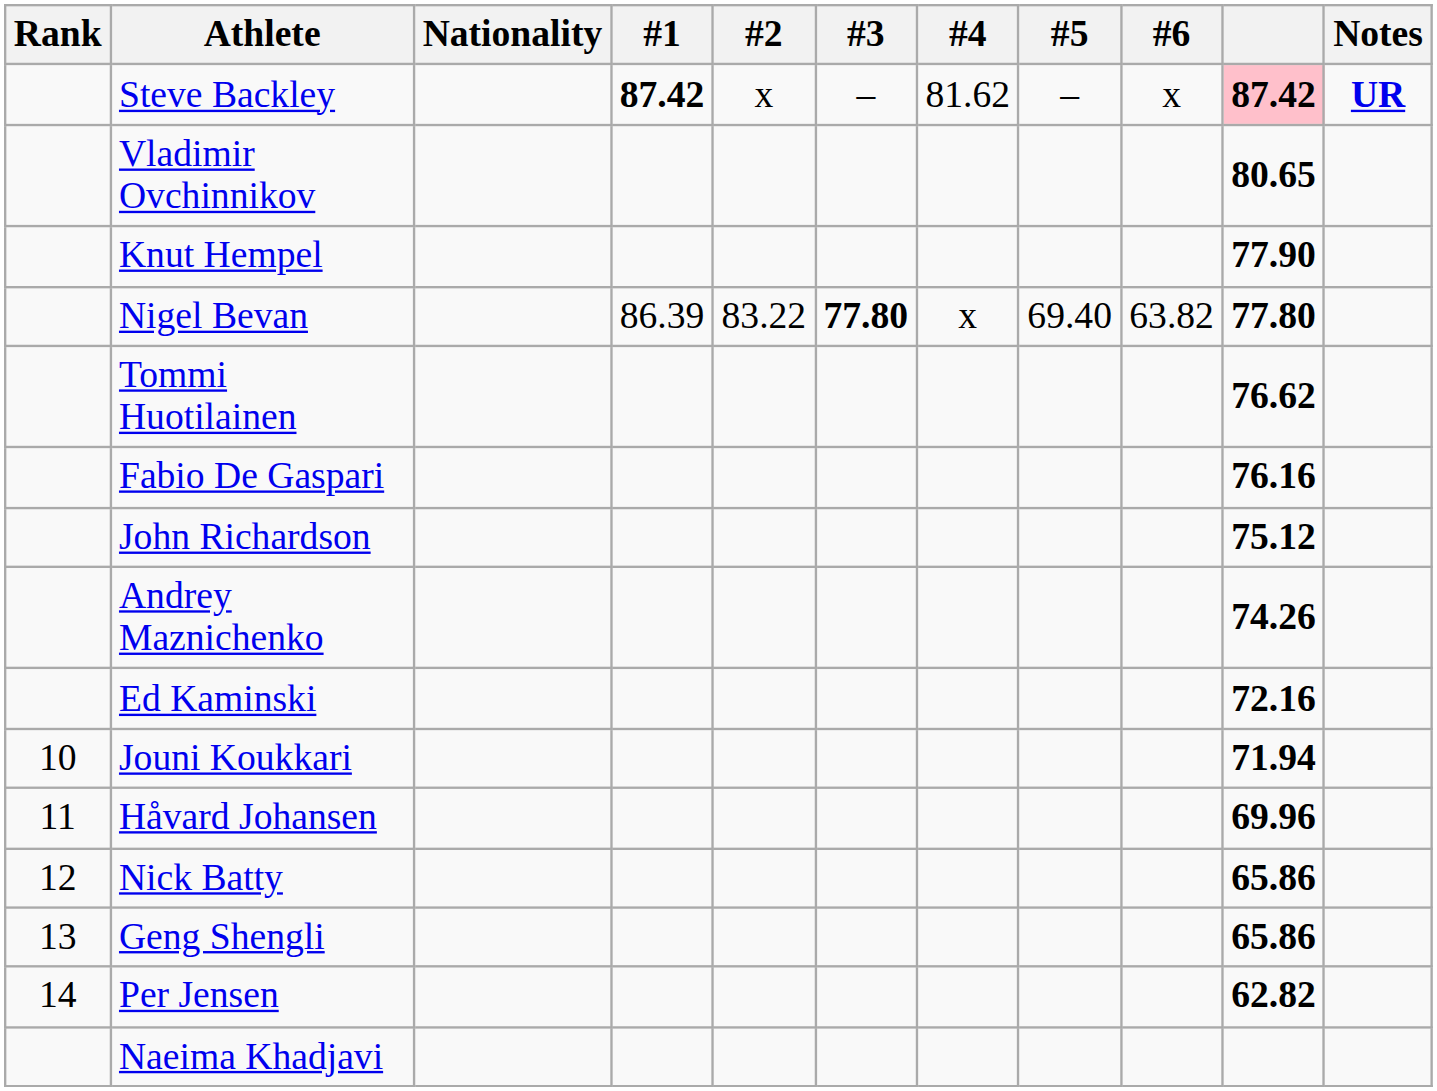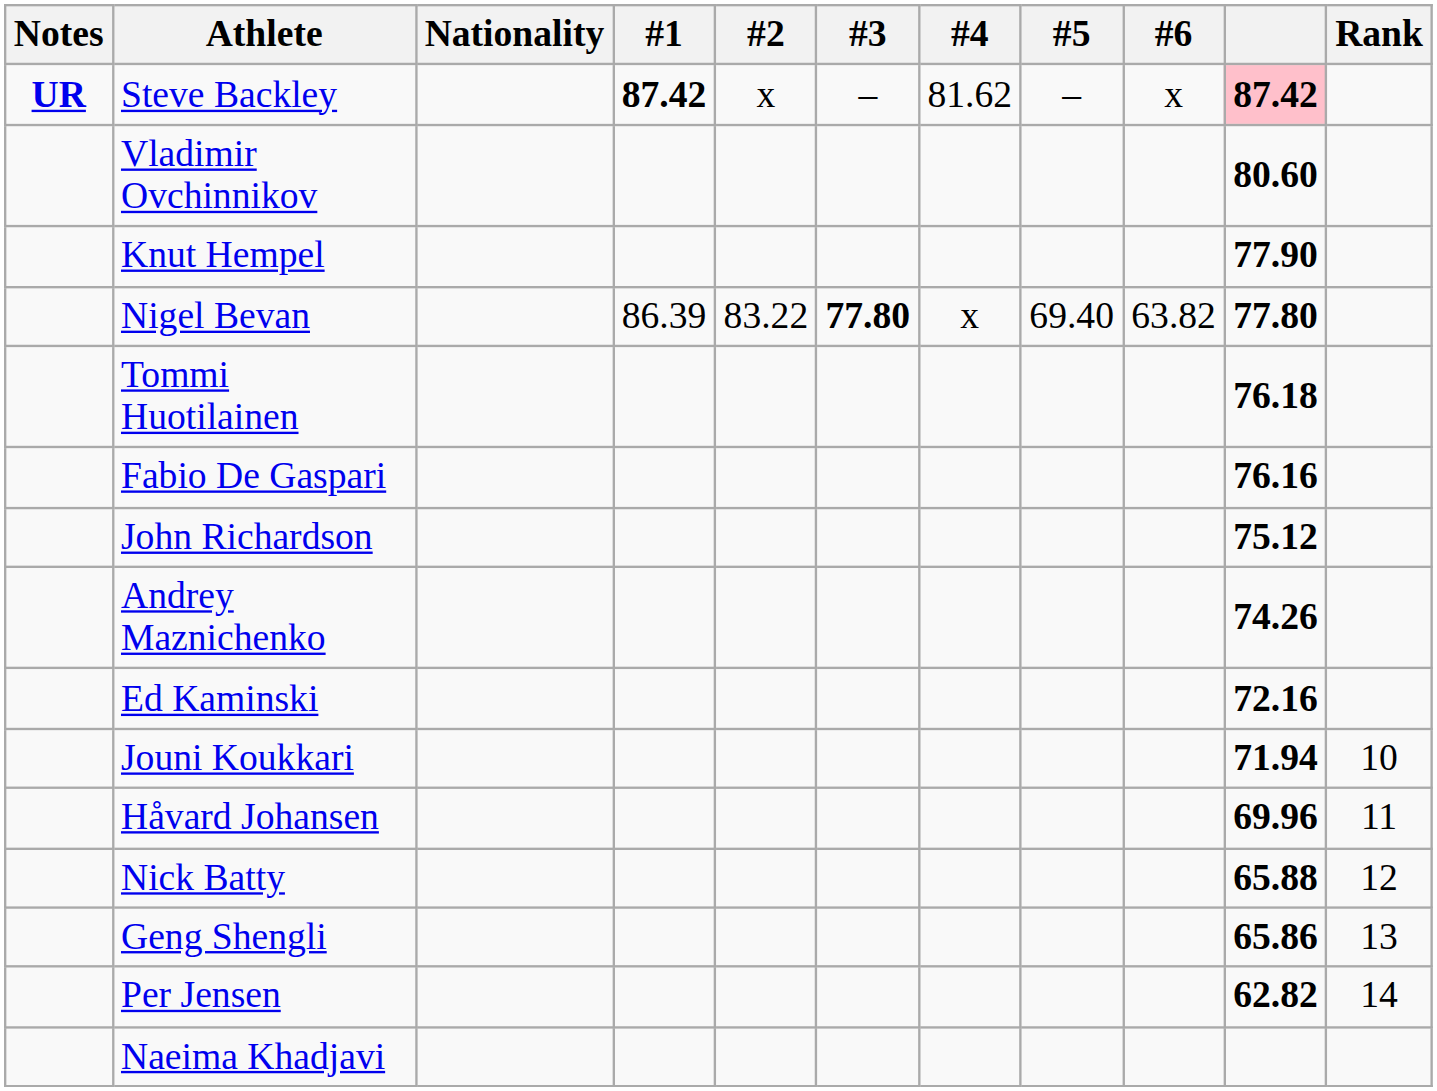columns swapped: (58, 34) <-> (1378, 34)
(1274, 174) 80.65 -> (1276, 174) 80.60
(1274, 395) 76.62 -> (1276, 395) 76.18
(1274, 876) 65.86 -> (1276, 876) 65.88
